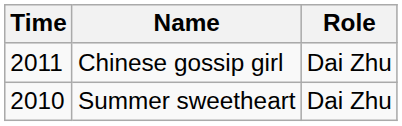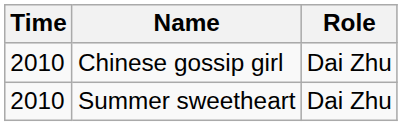(37, 62) 2011 -> (37, 62) 2010
